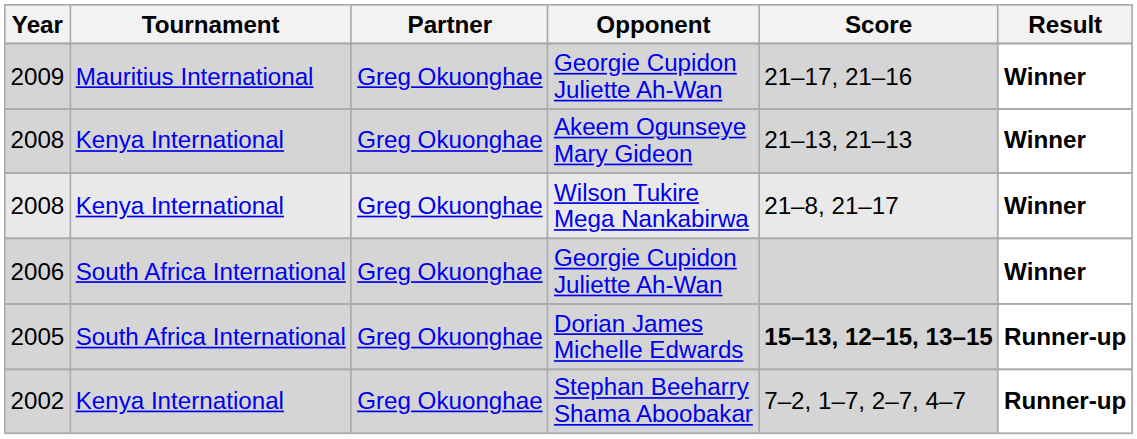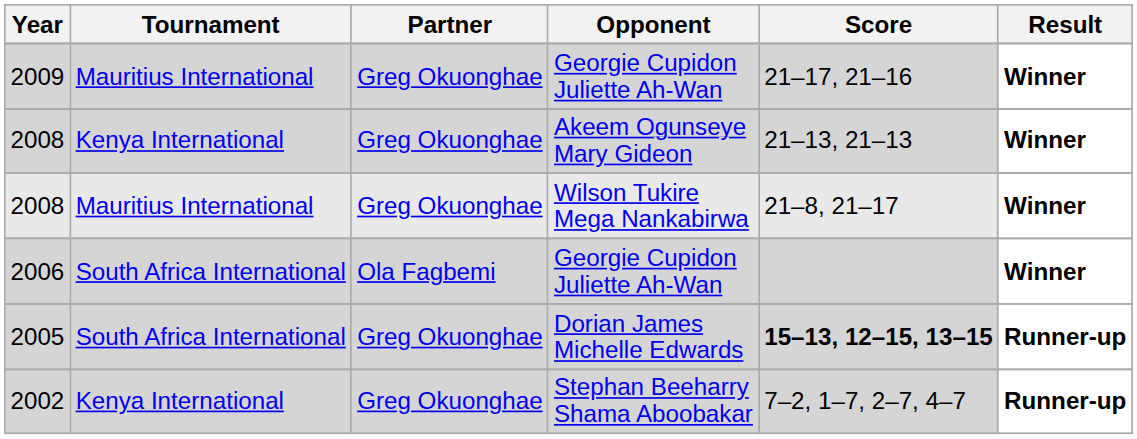(180, 206) Kenya International -> (195, 206) Mauritius International
(450, 271) Greg Okuonghae -> (426, 271) Ola Fagbemi
